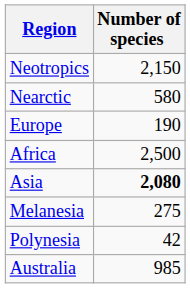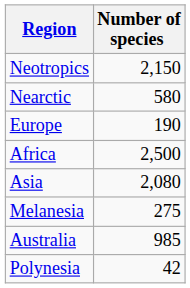(161, 182) bold -> (161, 182) normal
rows swapped: (43, 268) <-> (45, 240)
